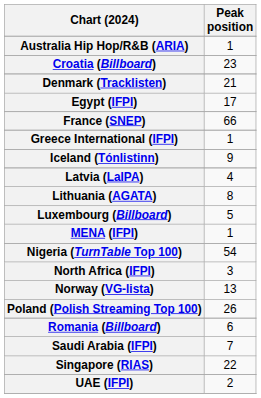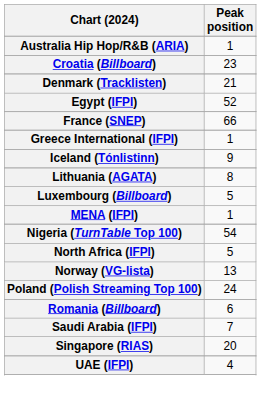(230, 102) 17 -> (230, 102) 52
- row: (104, 177)
(230, 271) 3 -> (230, 252) 5
(230, 308) 26 -> (230, 290) 24
(230, 365) 22 -> (230, 346) 20
(230, 383) 2 -> (230, 365) 4
